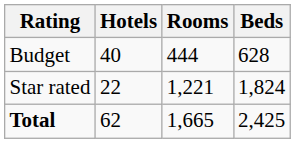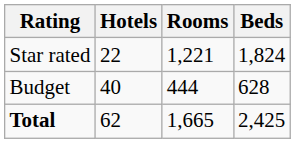rows swapped: (50, 87) <-> (40, 54)
